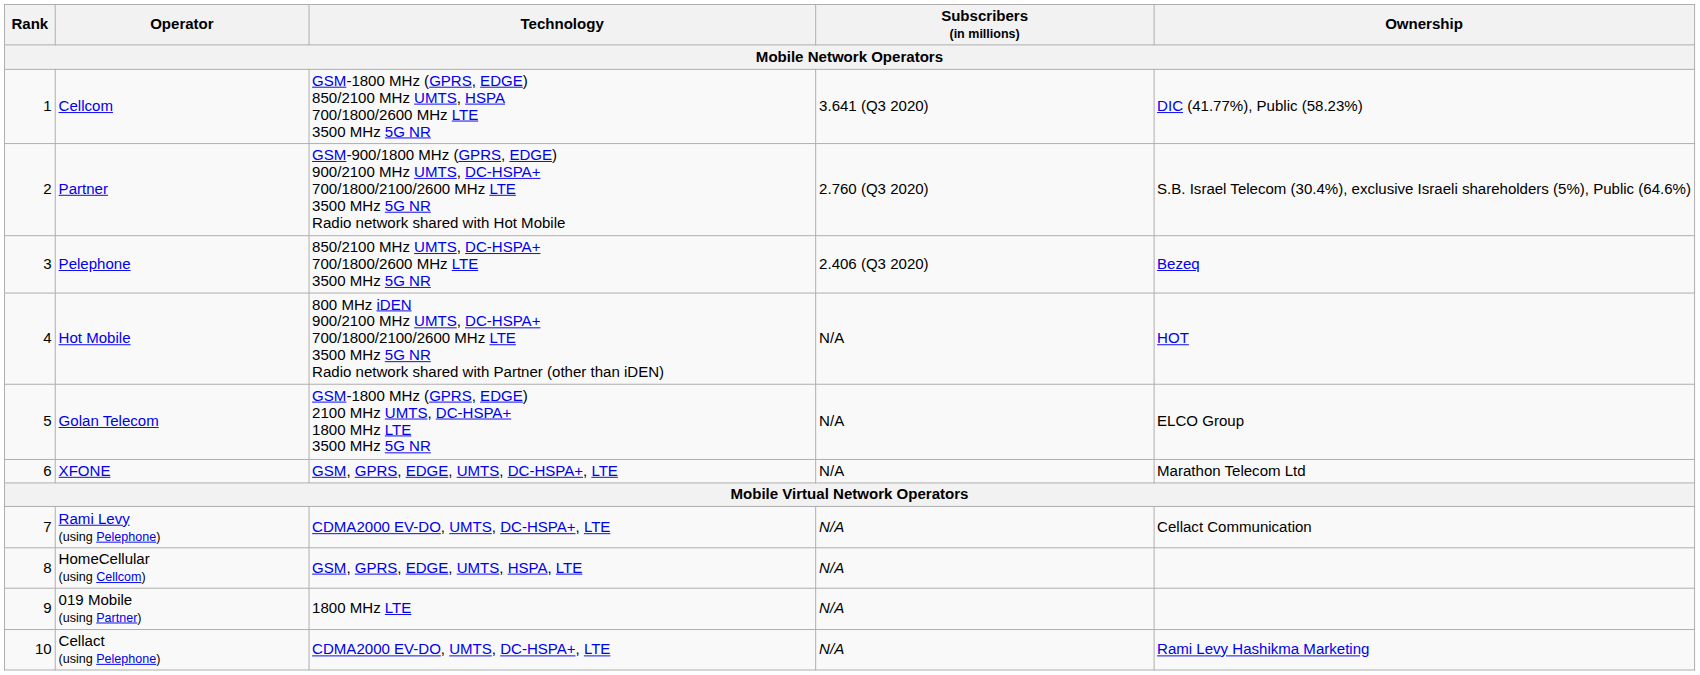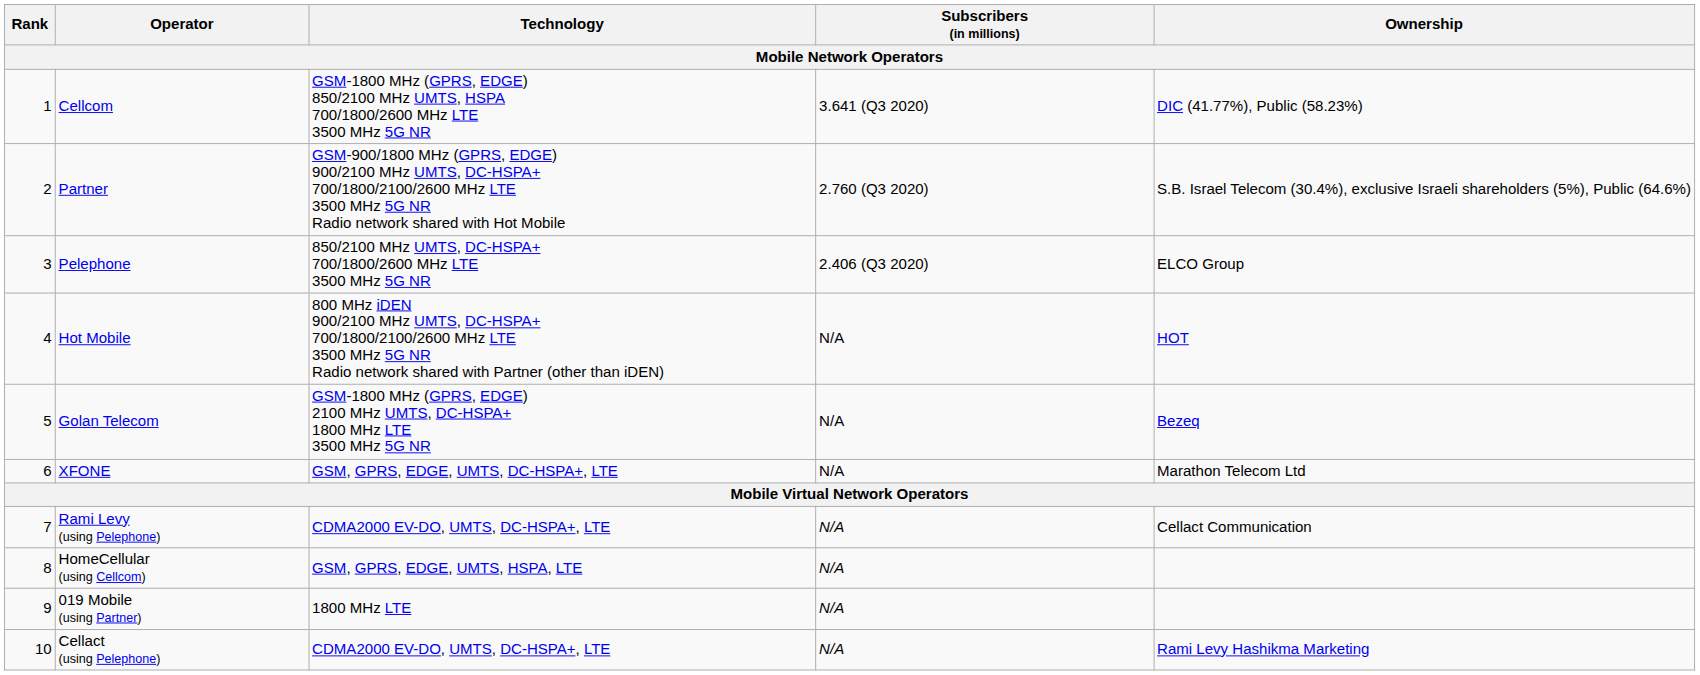(1178, 264) Bezeq -> (1201, 264) ELCO Group
(1201, 421) ELCO Group -> (1178, 421) Bezeq
